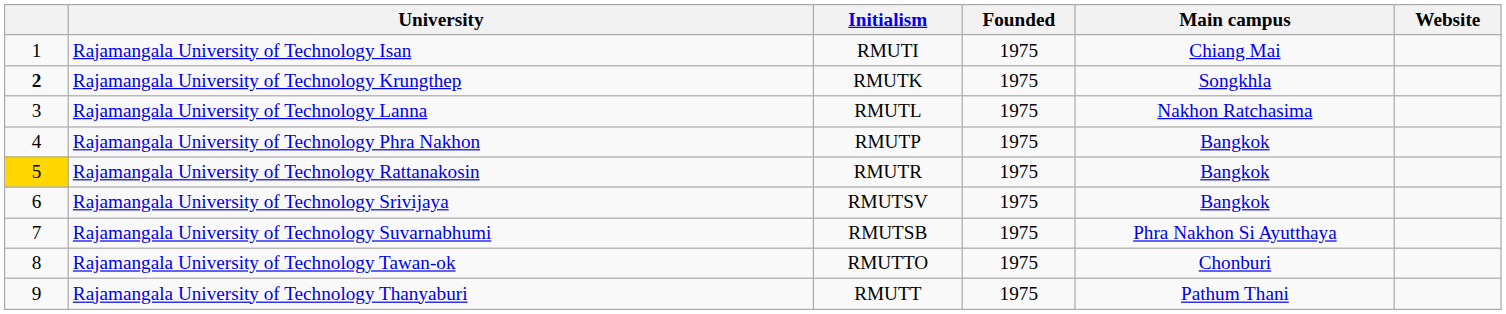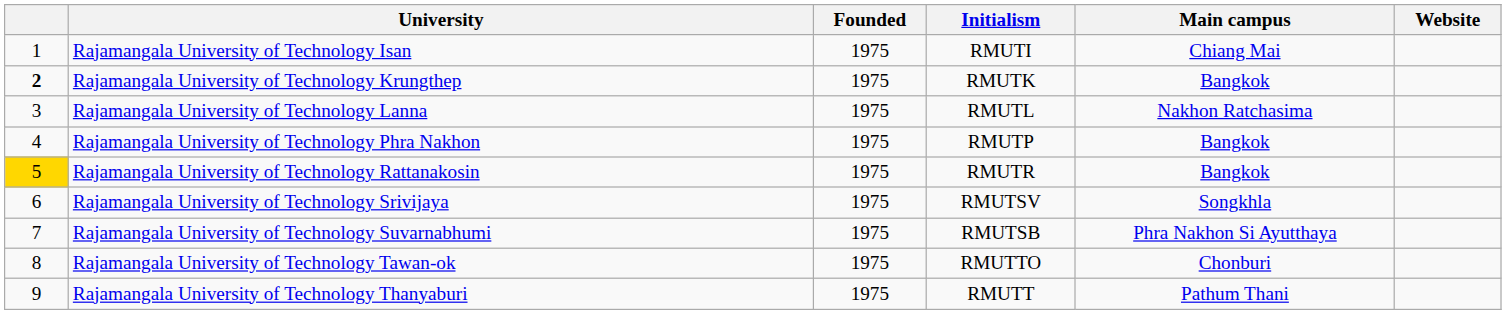columns swapped: (888, 19) <-> (1019, 19)
(1235, 80) Songkhla -> (1235, 80) Bangkok
(1235, 202) Bangkok -> (1235, 202) Songkhla
